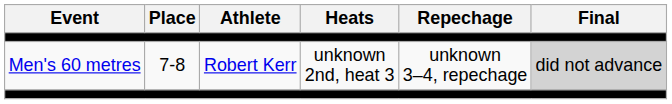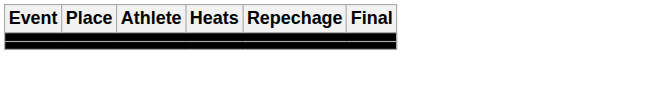- row: (75, 65)
